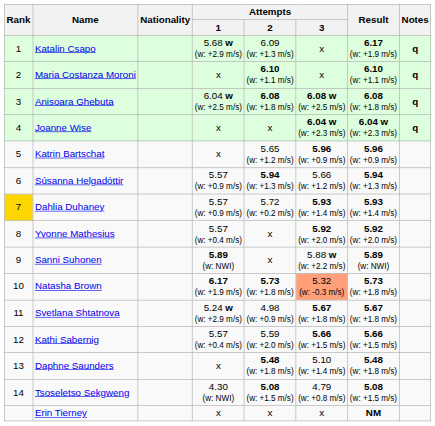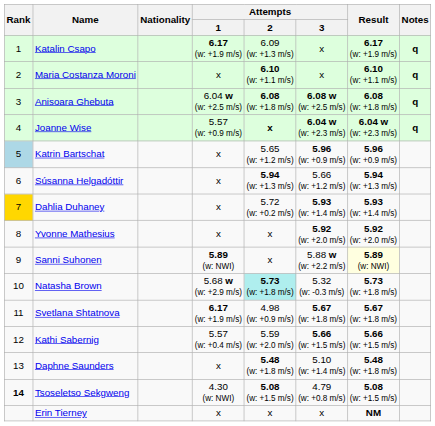(218, 48) 5.68 w (w: +2.9 m/s) -> (218, 48) 6.17 (w: +1.9 m/s)
(218, 128) x -> (218, 128) 5.57 (w: +0.9 m/s)
(270, 128) normal -> (270, 128) bold
(18, 154) no background -> (18, 154) lightblue background
(218, 180) 5.57 (w: +0.9 m/s) -> (218, 180) x
(218, 207) 5.57 (w: +0.9 m/s) -> (218, 207) x
(218, 233) 5.57 (w: +0.4 m/s) -> (218, 233) x
(373, 260) no background -> (373, 260) lightyellow background
(218, 286) 6.17 (w: +1.9 m/s) -> (218, 286) 5.68 w (w: +2.9 m/s)
(270, 286) no background -> (270, 286) paleturquoise background
(322, 286) lightsalmon background -> (322, 286) no background
(218, 313) 5.24 w (w: +2.9 m/s) -> (218, 313) 6.17 (w: +1.9 m/s)
(18, 392) normal -> (18, 392) bold
